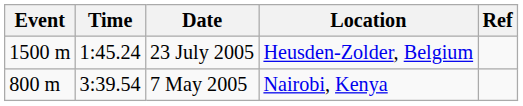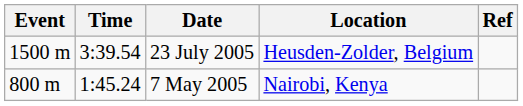(110, 52) 1:45.24 -> (110, 52) 3:39.54
(110, 84) 3:39.54 -> (110, 84) 1:45.24
